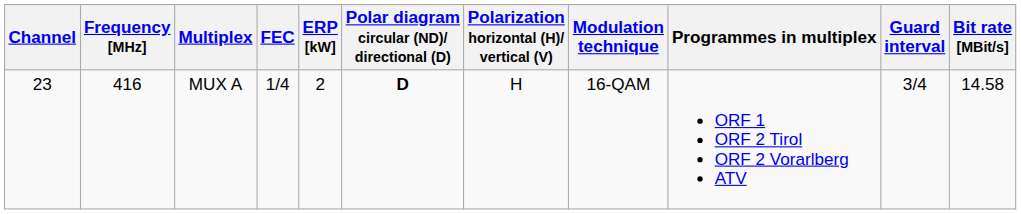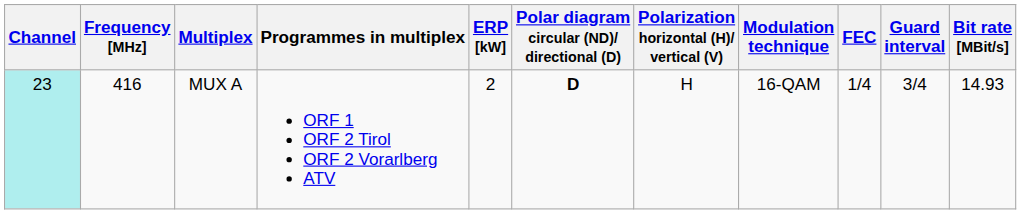columns swapped: (774, 37) <-> (278, 37)
(42, 83) no background -> (42, 83) paleturquoise background
(983, 83) 14.58 -> (983, 83) 14.93
